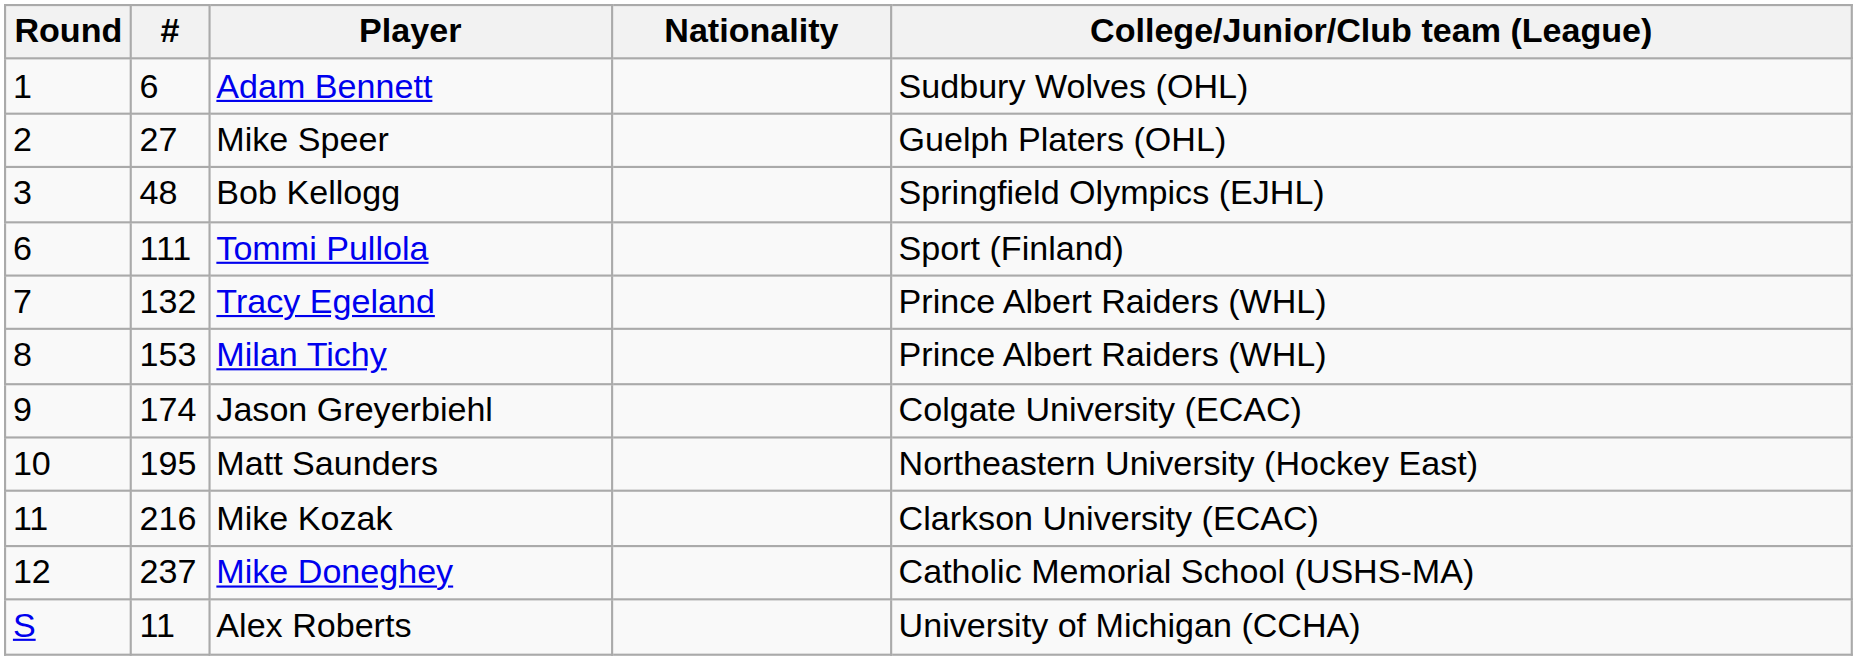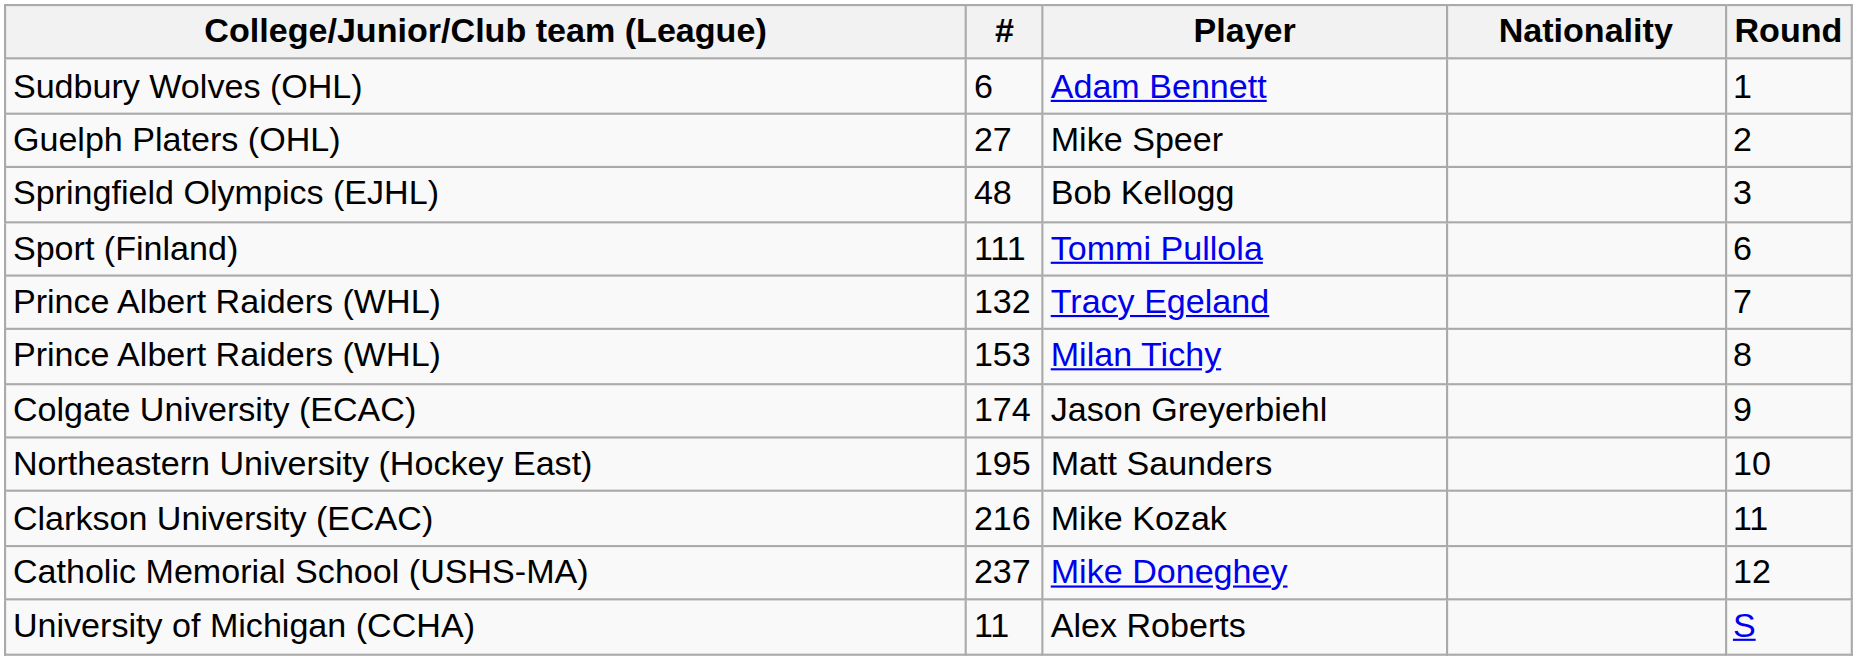columns swapped: (68, 31) <-> (1371, 31)
